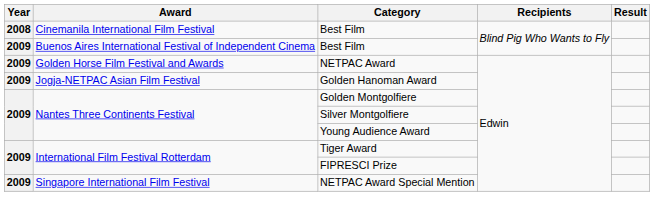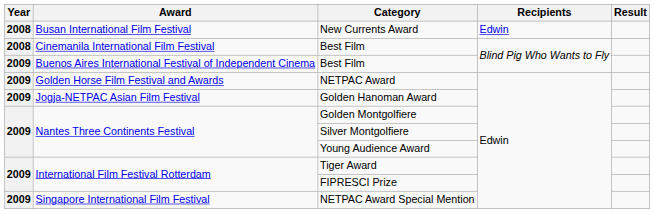+ row: (113, 30)
